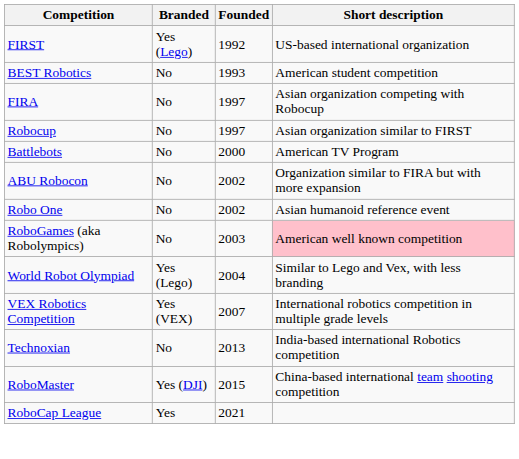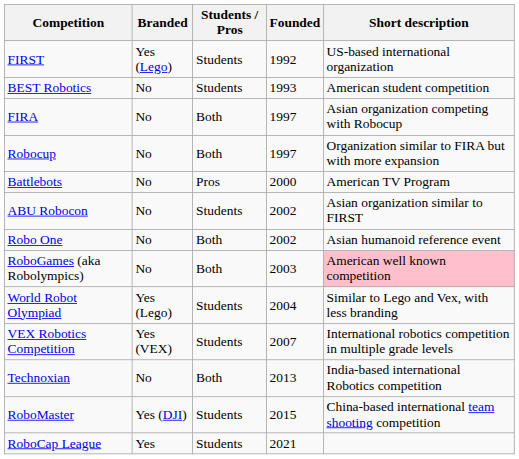+ column: (230, 22)
(373, 130) Asian organization similar to FIRST -> (416, 153) Organization similar to FIRA but with more expansion
(378, 180) Organization similar to FIRA but with more expansion -> (405, 211) Asian organization similar to FIRST
